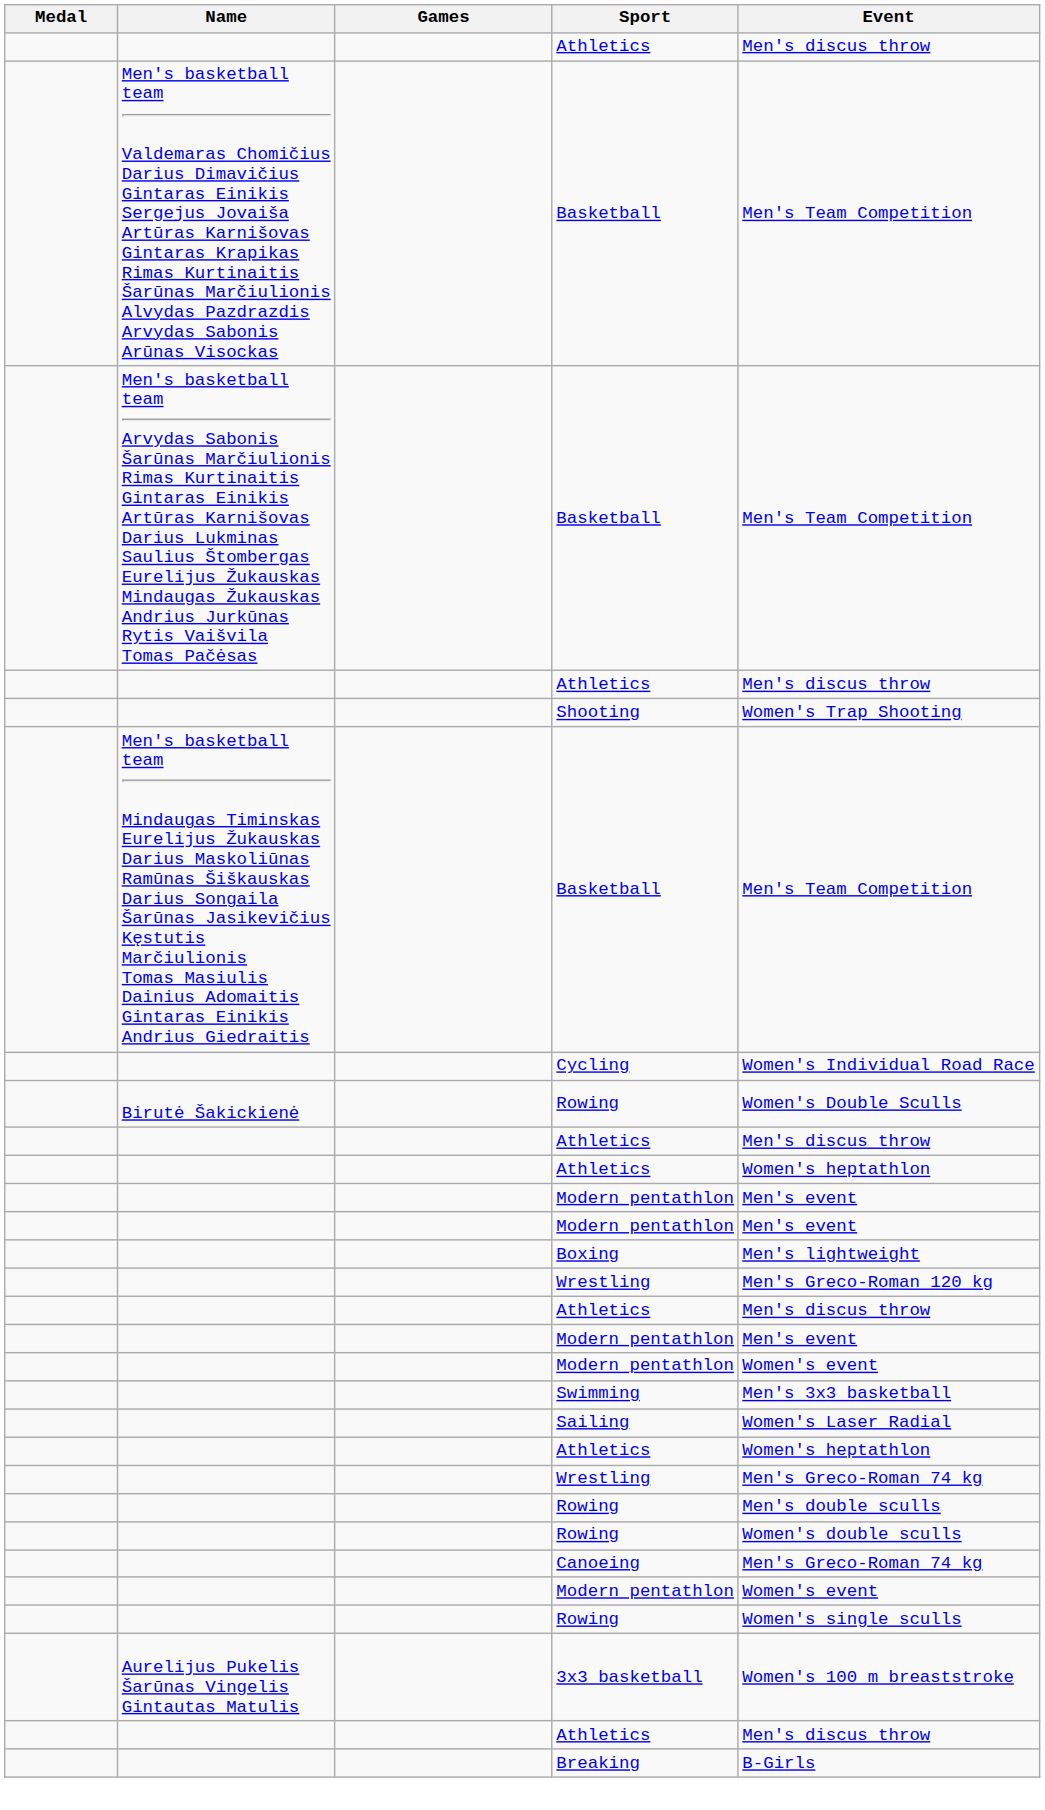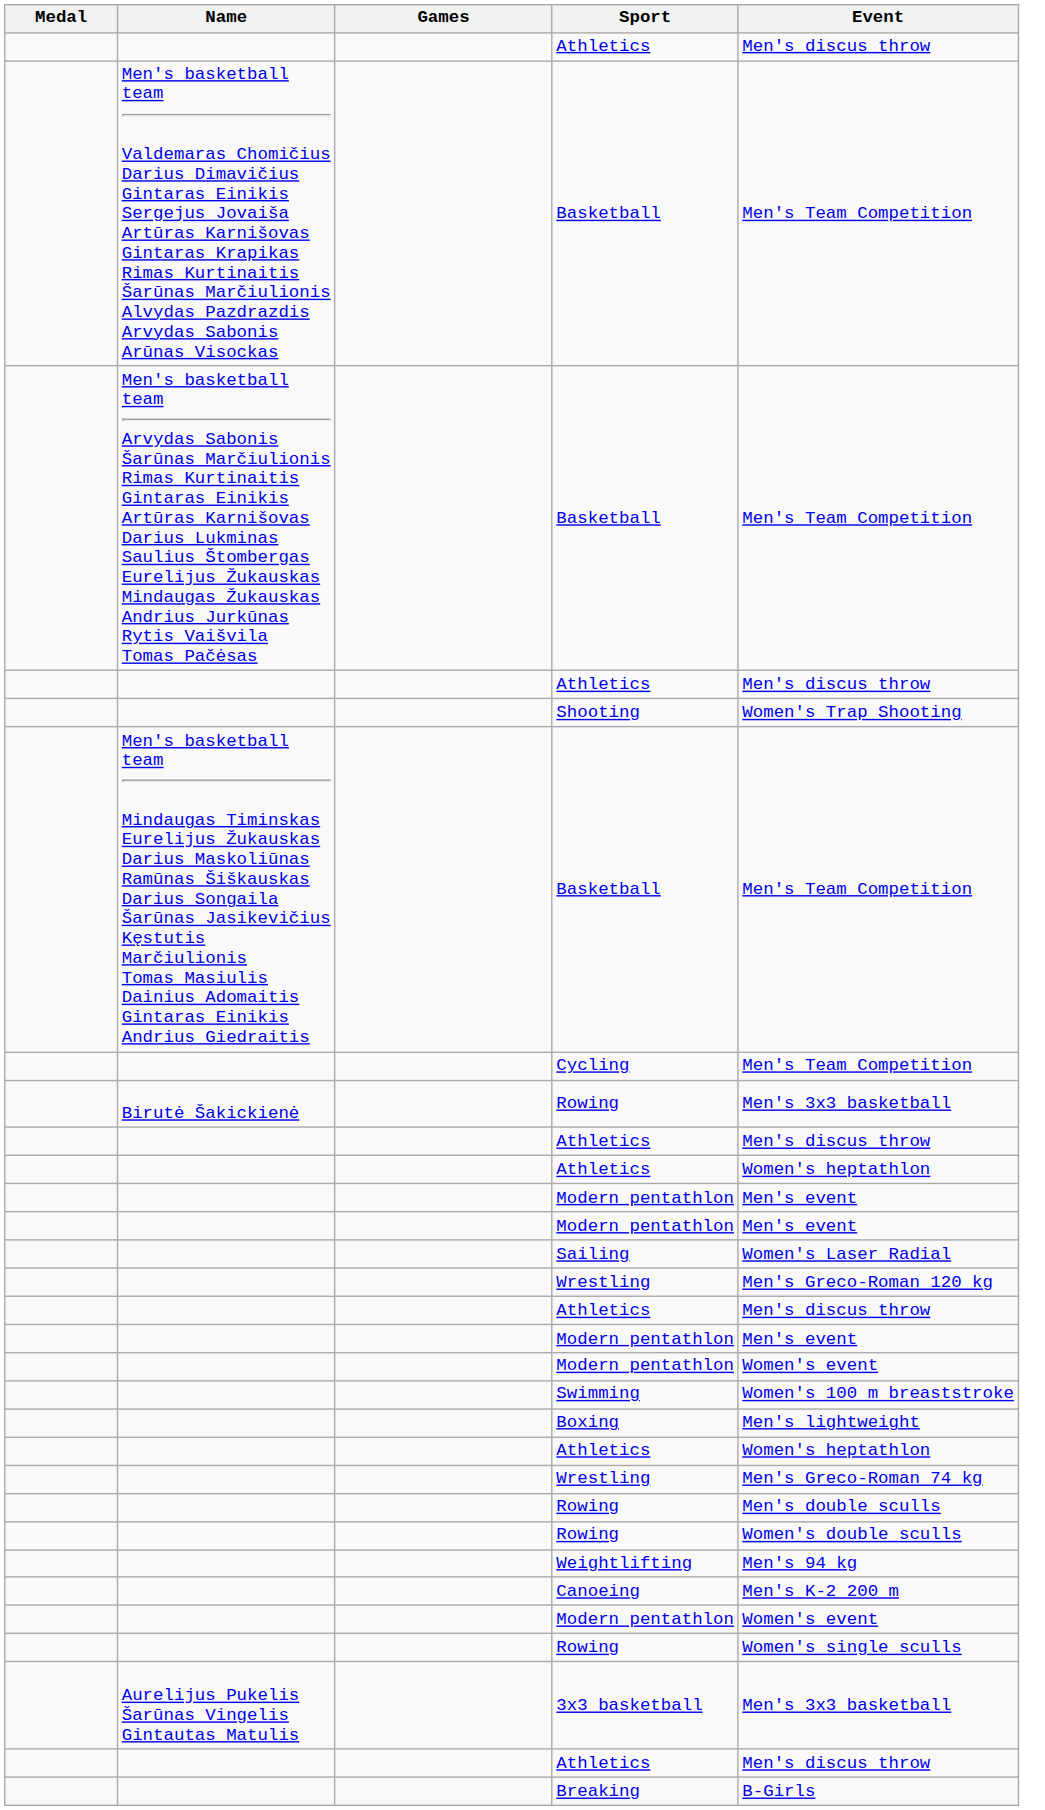(889, 1066) Women's Individual Road Race -> (857, 1066) Men's Team Competition
(852, 1104) Women's Double Sculls -> (847, 1104) Men's 3x3 basketball
rows swapped: (226, 1423) <-> (226, 1255)
(847, 1395) Men's 3x3 basketball -> (878, 1395) Women's 100 m breaststroke
+ row: (226, 1564)
(862, 1564) Men's Greco-Roman 74 kg -> (821, 1592) Men's K-2 200 m
(878, 1678) Women's 100 m breaststroke -> (847, 1706) Men's 3x3 basketball
